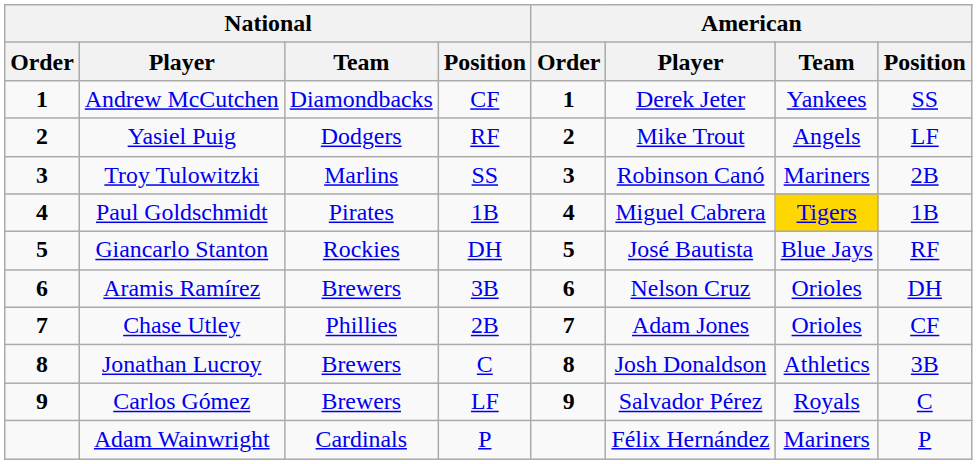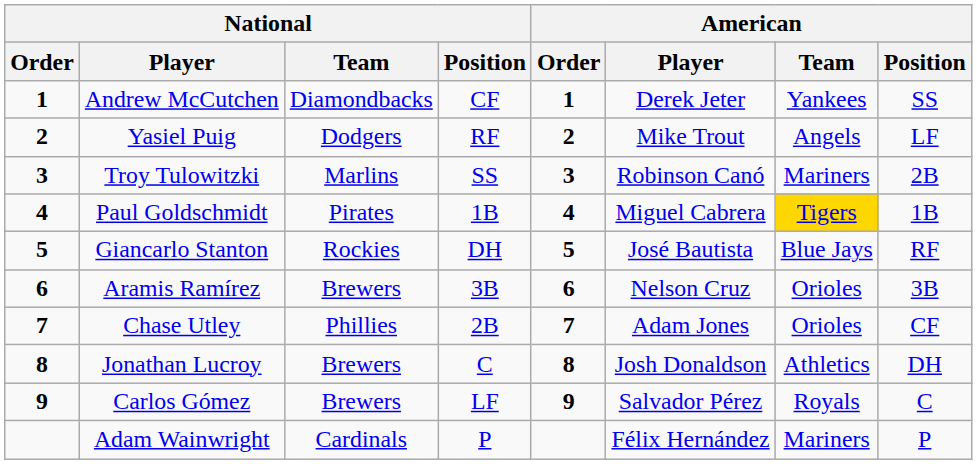(925, 288) DH -> (925, 288) 3B
(925, 363) 3B -> (925, 363) DH
